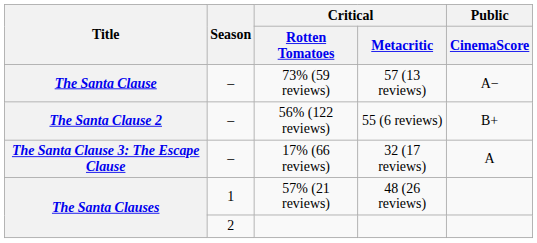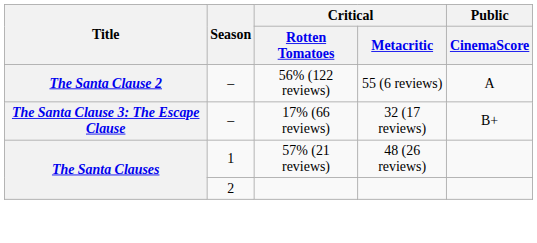- row: (306, 83)
(490, 120) B+ -> (490, 83) A
(490, 158) A -> (490, 120) B+
